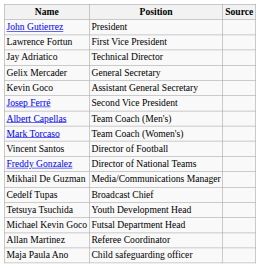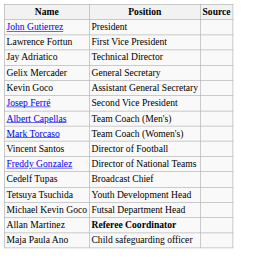- row: (46, 179)
(131, 240) normal -> (134, 225) bold
